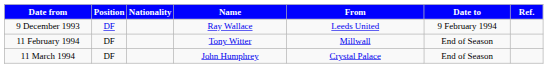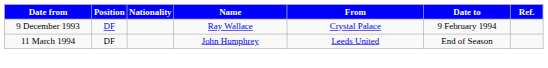(355, 26) Leeds United -> (355, 26) Crystal Palace
- row: (48, 41)
(355, 56) Crystal Palace -> (355, 41) Leeds United
